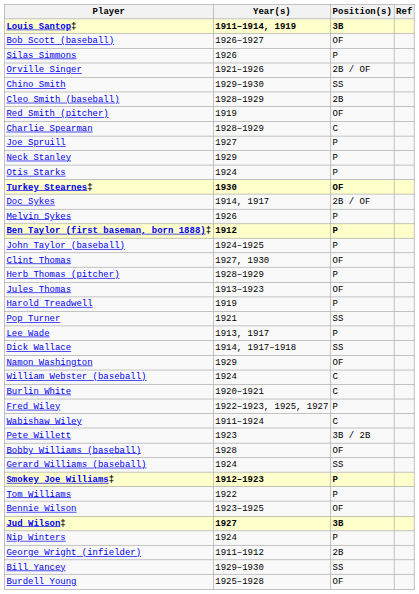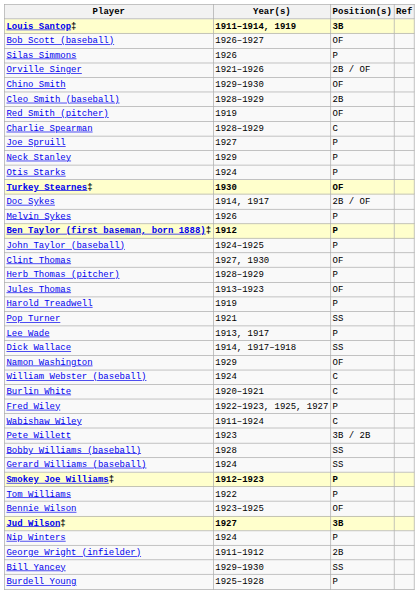(338, 85) SS -> (338, 85) OF
(338, 450) OF -> (338, 450) SS
(338, 582) OF -> (335, 582) P
